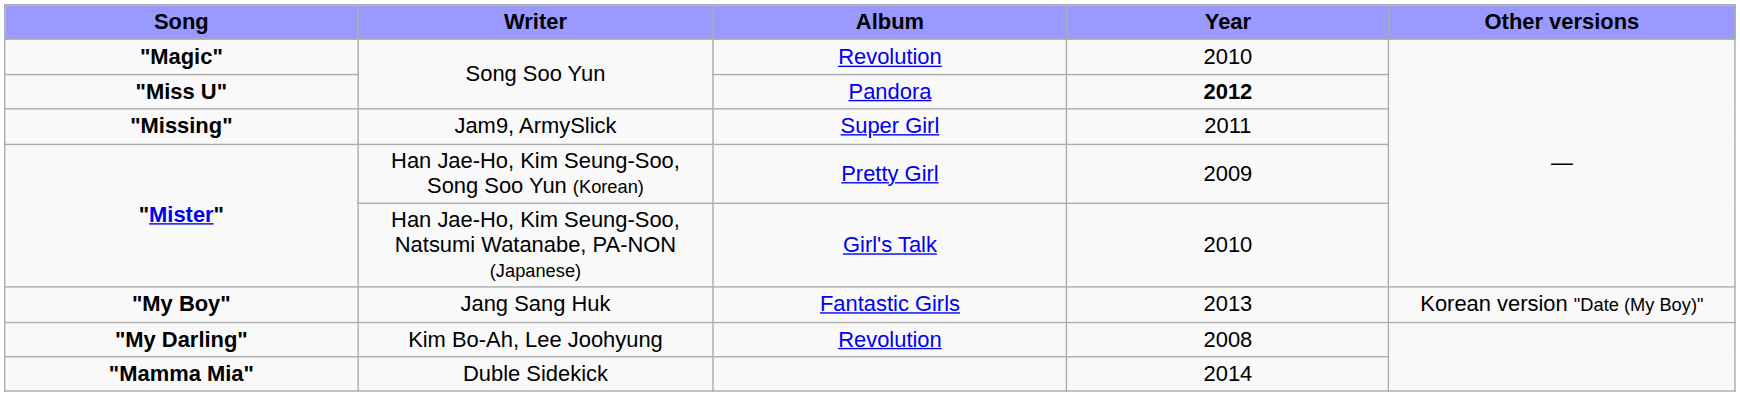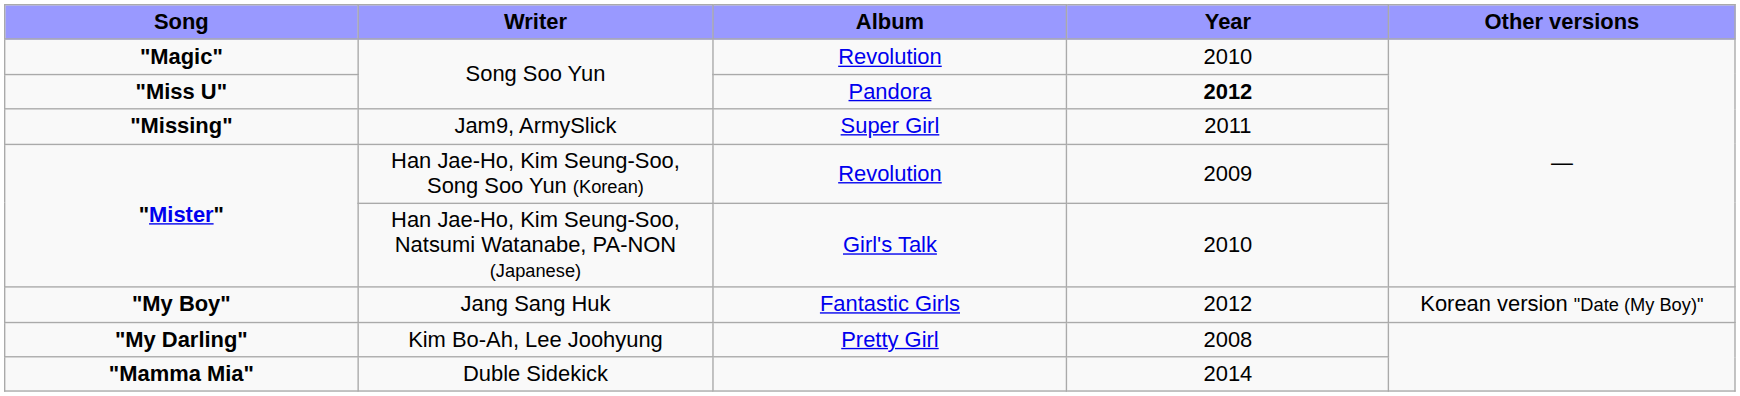(890, 173) Pretty Girl -> (890, 173) Revolution
(1228, 304) 2013 -> (1228, 304) 2012
(890, 339) Revolution -> (890, 339) Pretty Girl
